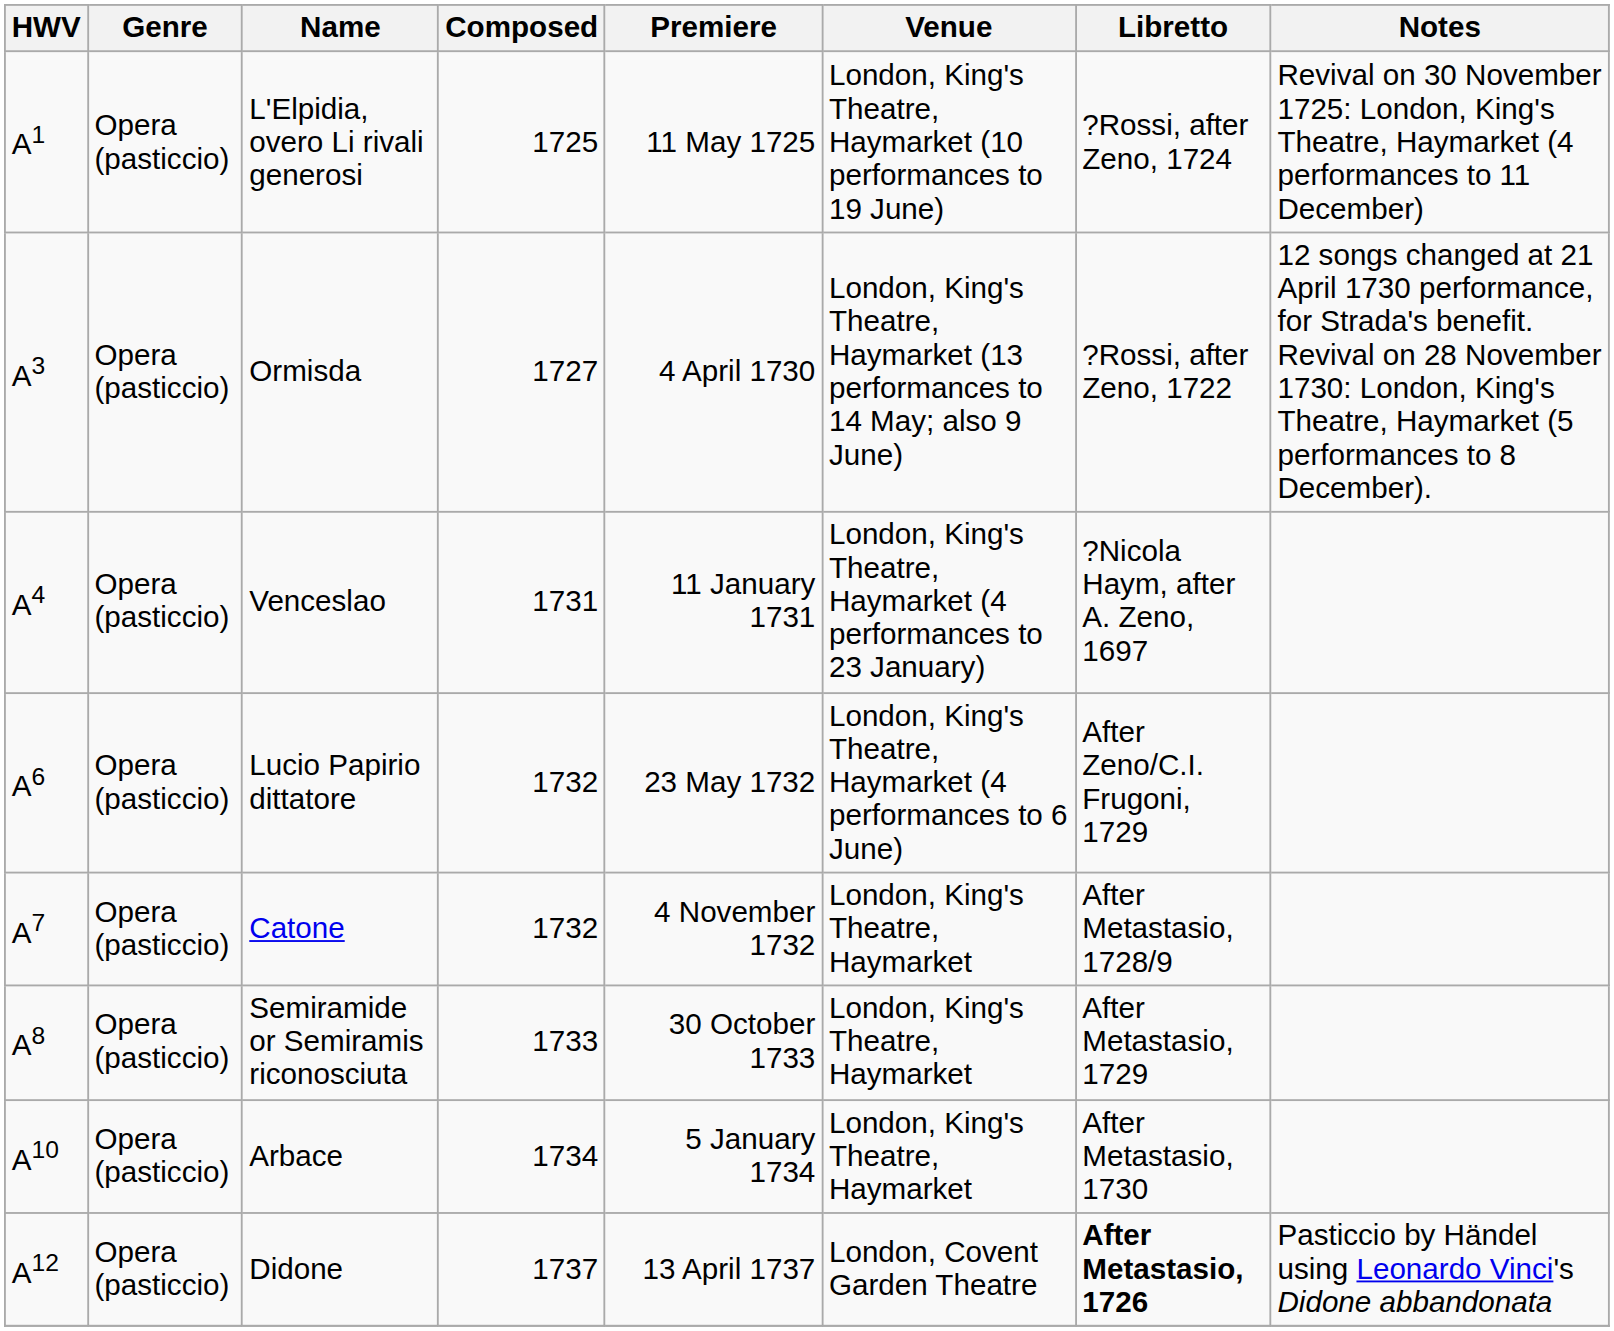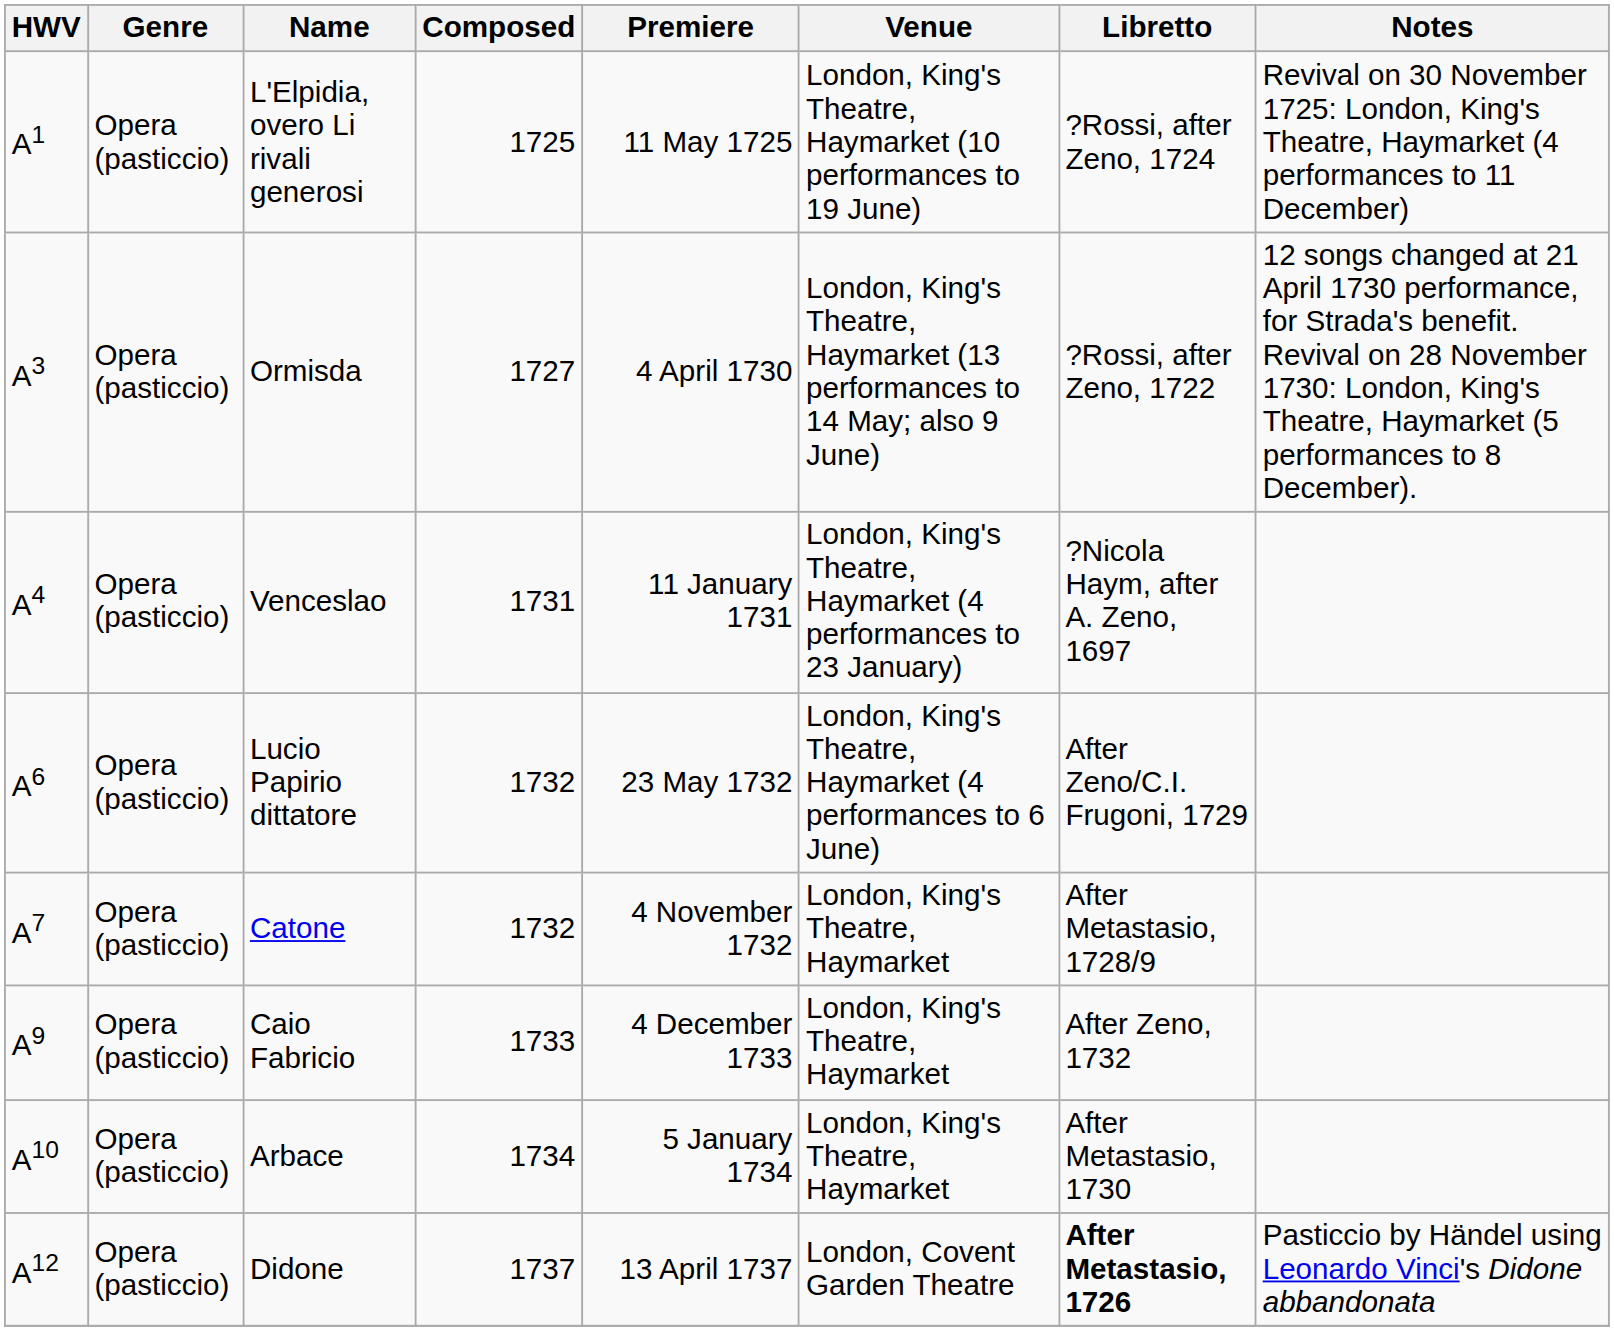- row: (336, 1042)
+ row: (303, 1042)
